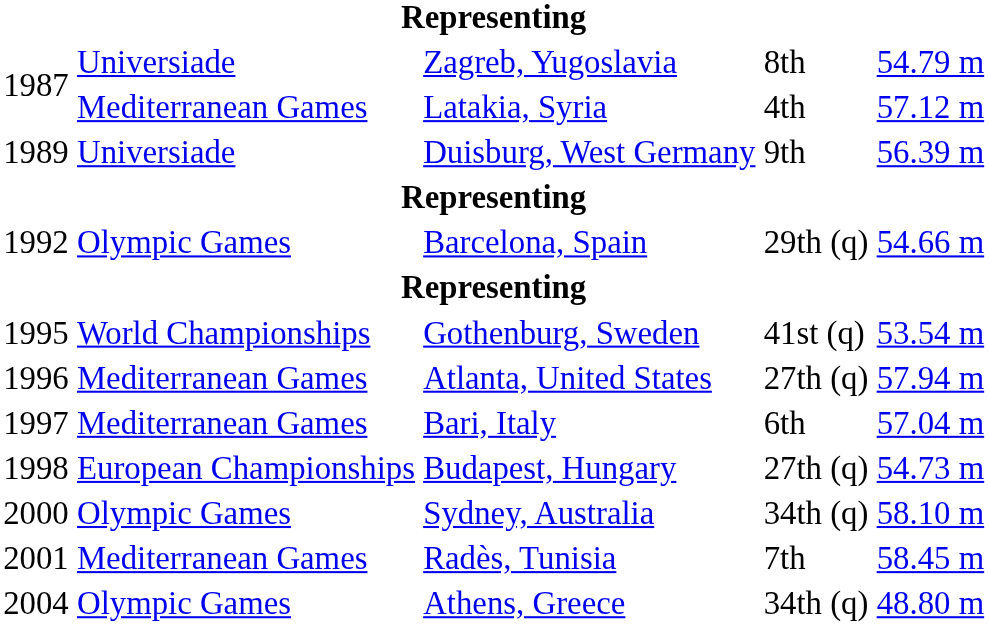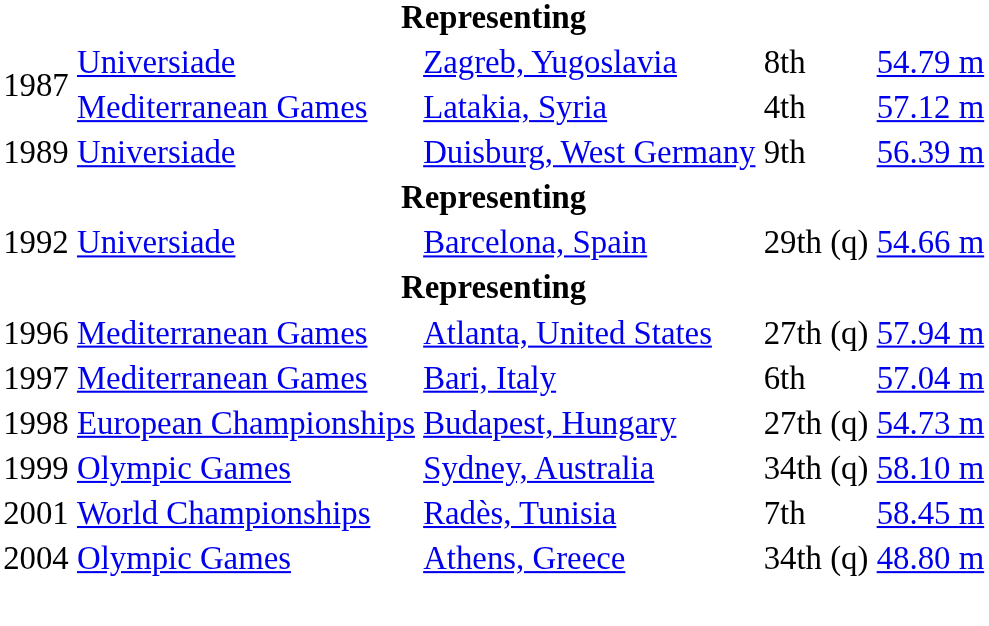(184, 242) Olympic Games -> (156, 242) Universiade
- row: (561, 332)
(36, 513) 2000 -> (36, 468) 1999
(222, 558) Mediterranean Games -> (224, 513) World Championships
